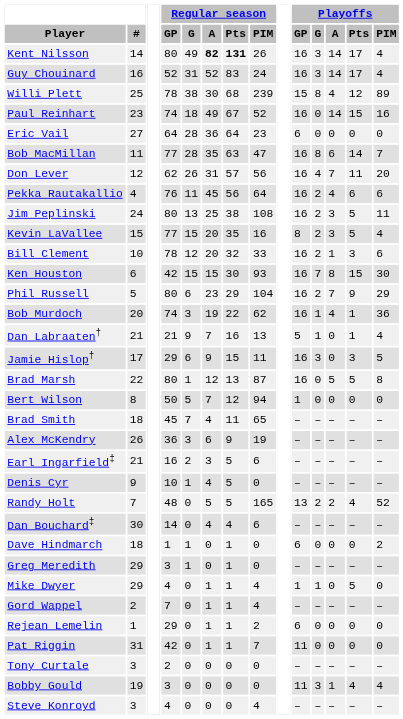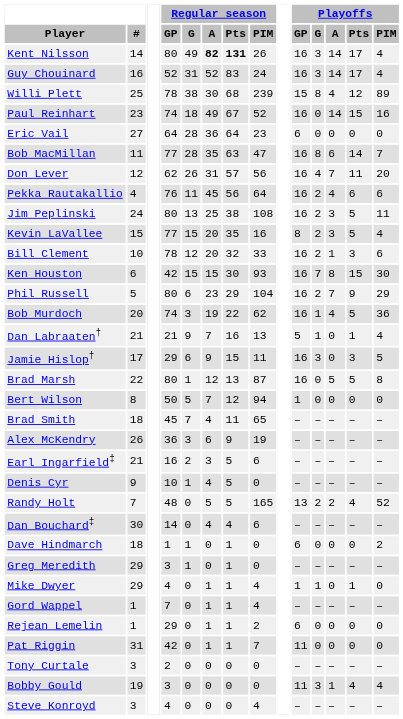(352, 314) 1 -> (352, 314) 5
(352, 586) 5 -> (352, 586) 1
(133, 606) 2 -> (133, 606) 1
